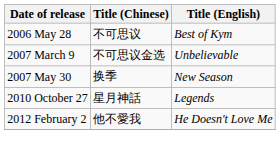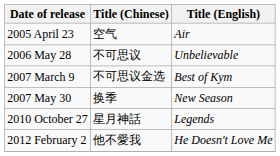+ row: (40, 34)
(203, 34) Best of Kym -> (206, 55) Unbelievable
(206, 55) Unbelievable -> (203, 76) Best of Kym
